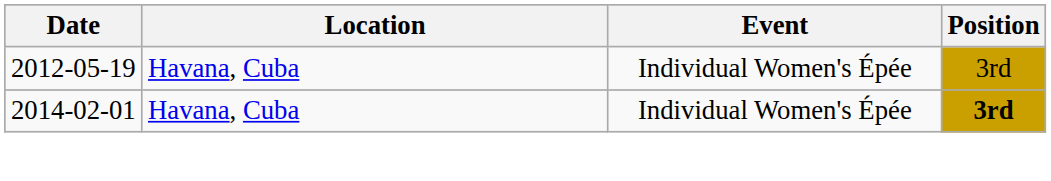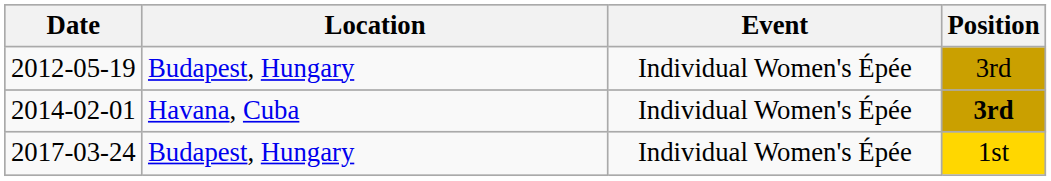(224, 68) Havana, Cuba -> (251, 68) Budapest, Hungary
+ row: (73, 152)
